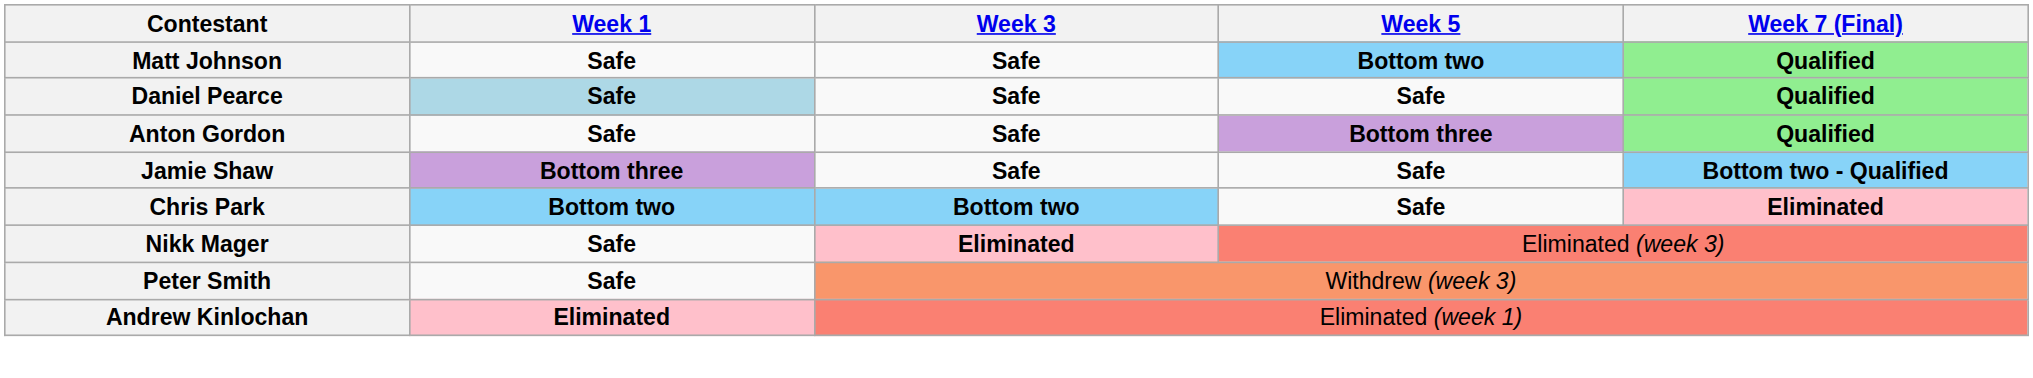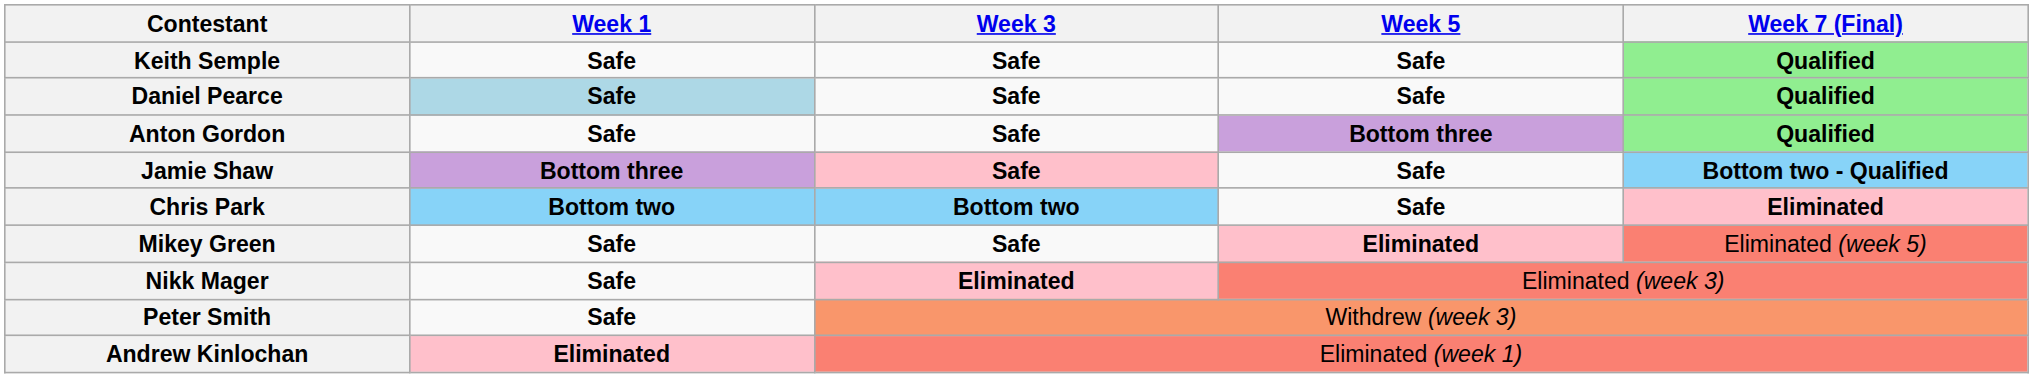+ row: (207, 60)
- row: (207, 60)
(1016, 170) no background -> (1016, 170) pink background
+ row: (207, 244)
